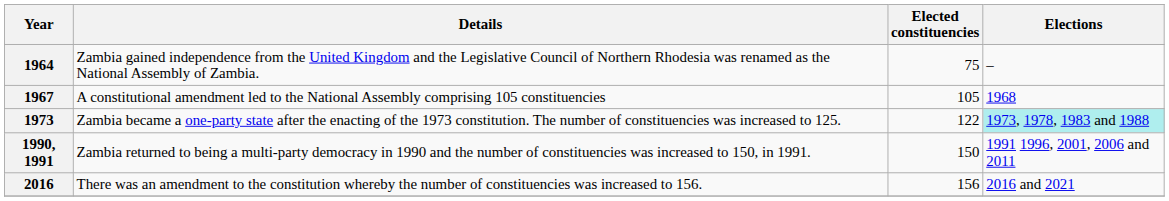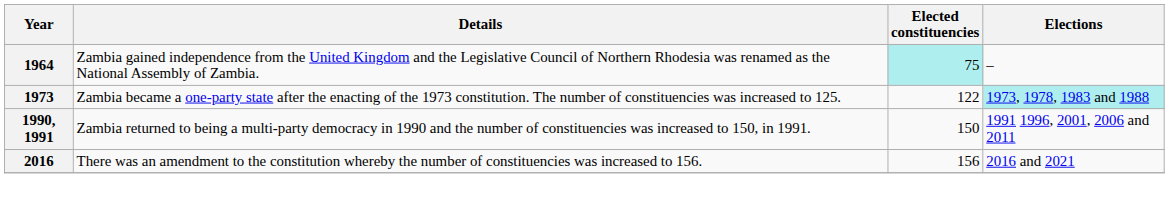(972, 65) no background -> (972, 65) paleturquoise background
- row: (39, 96)
